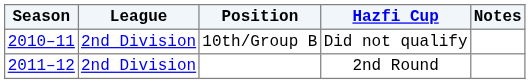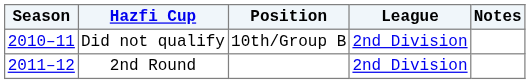columns swapped: (139, 17) <-> (396, 17)
